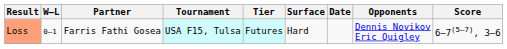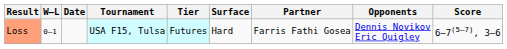columns swapped: (340, 12) <-> (112, 12)
